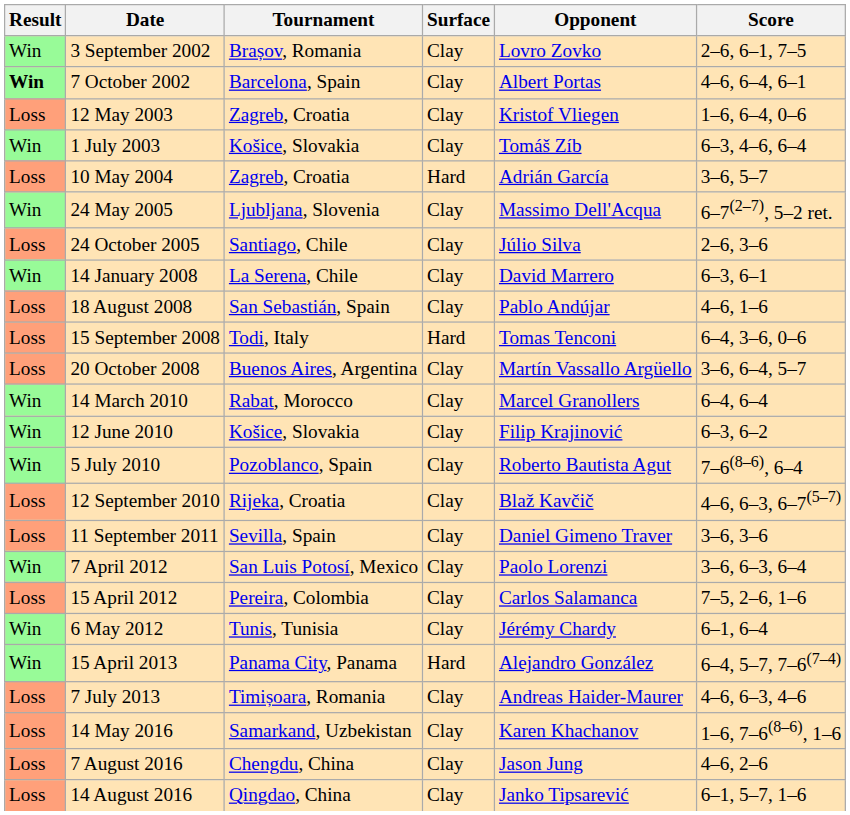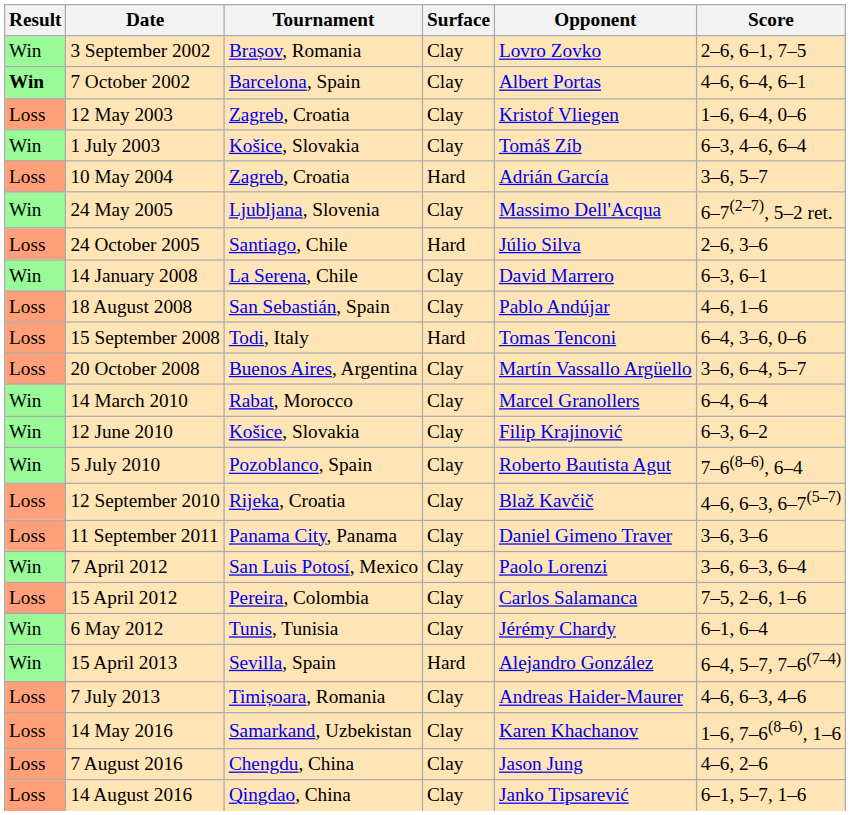(445, 243) Clay -> (446, 243) Hard
(282, 534) Sevilla, Spain -> (313, 534) Panama City, Panama
(313, 662) Panama City, Panama -> (282, 662) Sevilla, Spain
